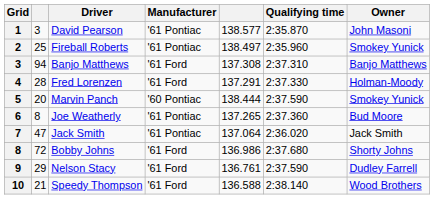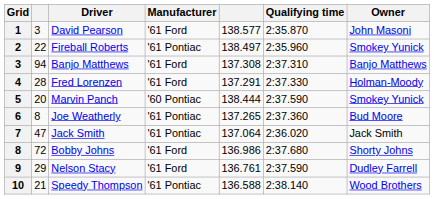(174, 30) '61 Pontiac -> (167, 30) '61 Ford
(40, 47) 25 -> (40, 47) 22
(167, 185) '61 Ford -> (174, 185) '61 Pontiac
